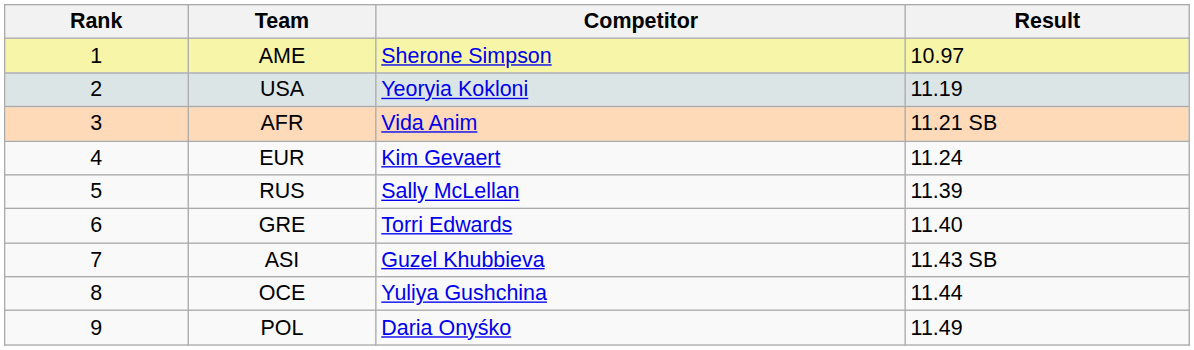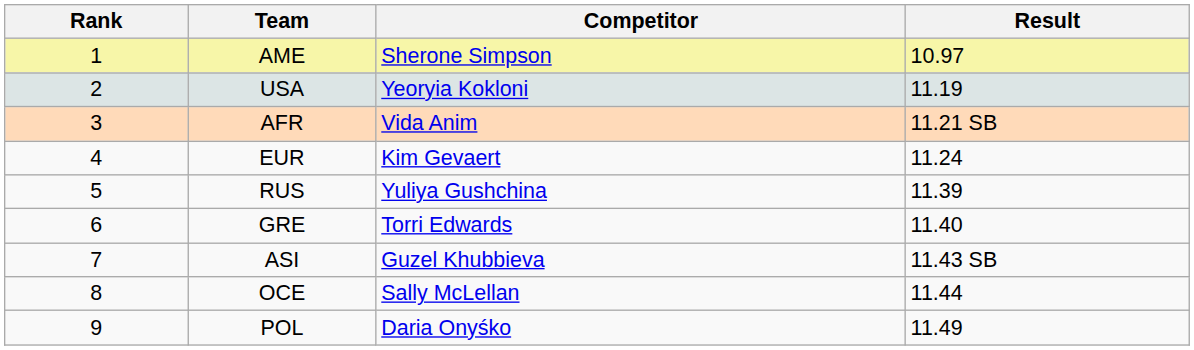(450, 191) Sally McLellan -> (464, 191) Yuliya Gushchina
(464, 293) Yuliya Gushchina -> (450, 293) Sally McLellan
